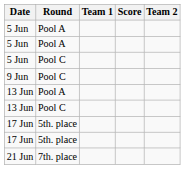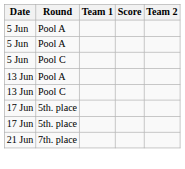- row: (17, 76)
